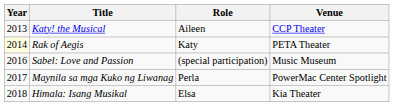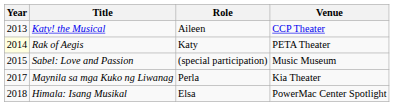(17, 61) 2016 -> (17, 61) 2015
(329, 77) PowerMac Center Spotlight -> (296, 77) Kia Theater
(296, 93) Kia Theater -> (329, 93) PowerMac Center Spotlight
